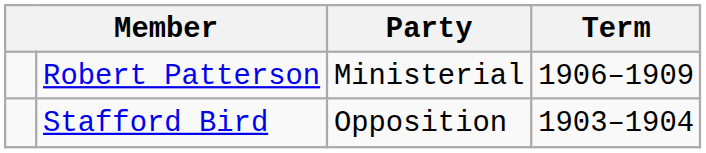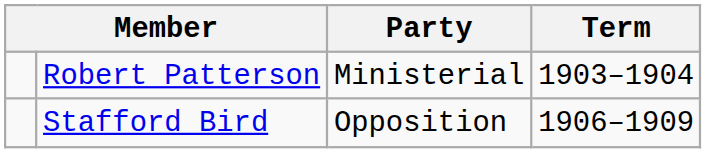(616, 76) 1906–1909 -> (616, 76) 1903–1904
(616, 123) 1903–1904 -> (616, 123) 1906–1909
